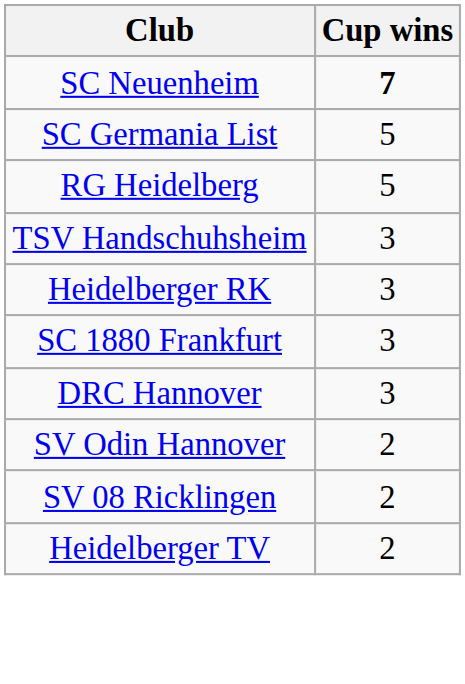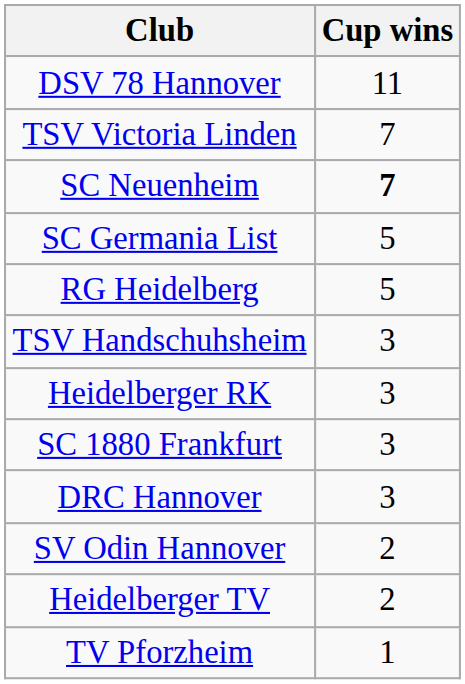+ row: (160, 82)
+ row: (160, 133)
- row: (160, 496)
+ row: (160, 651)
